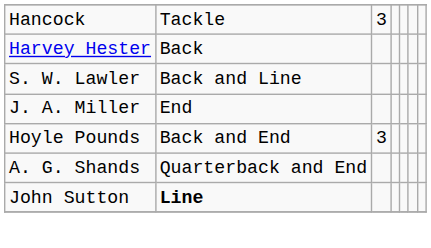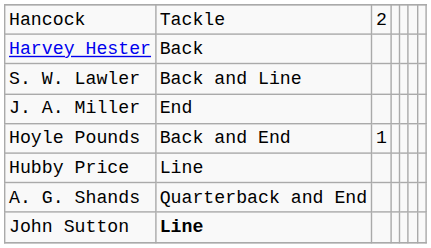(381, 20) 3 -> (381, 20) 2
(381, 138) 3 -> (381, 138) 1
+ row: (69, 168)
